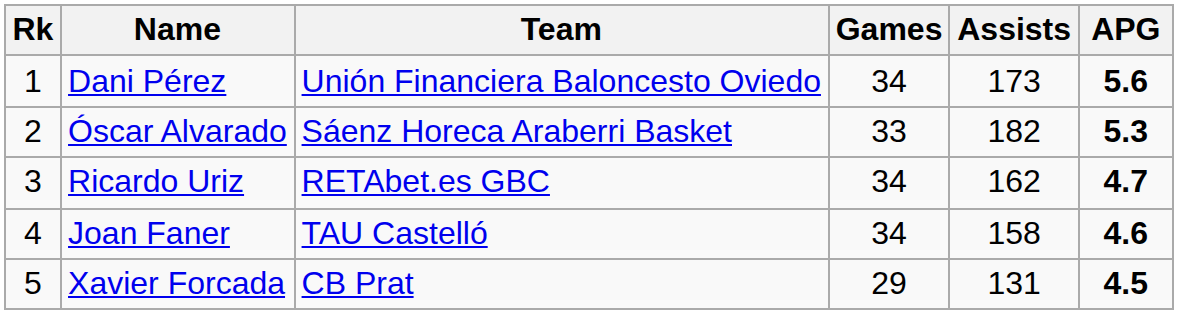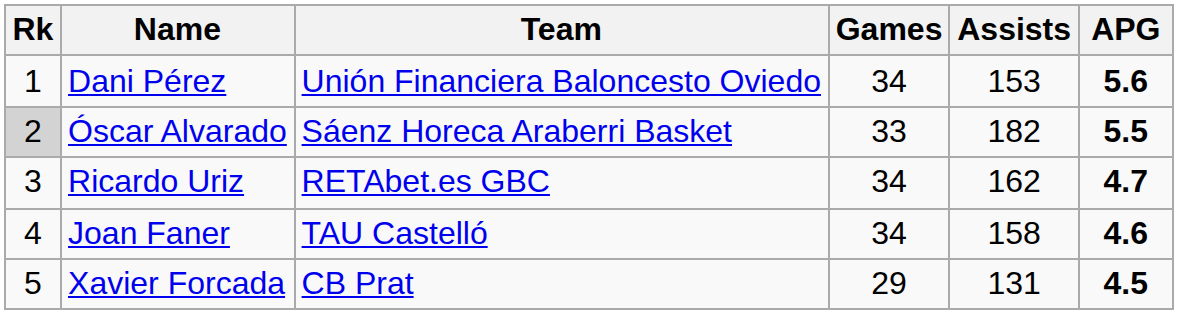(1014, 80) 173 -> (1014, 80) 153
(33, 131) no background -> (33, 131) lightgrey background
(1126, 131) 5.3 -> (1126, 131) 5.5
